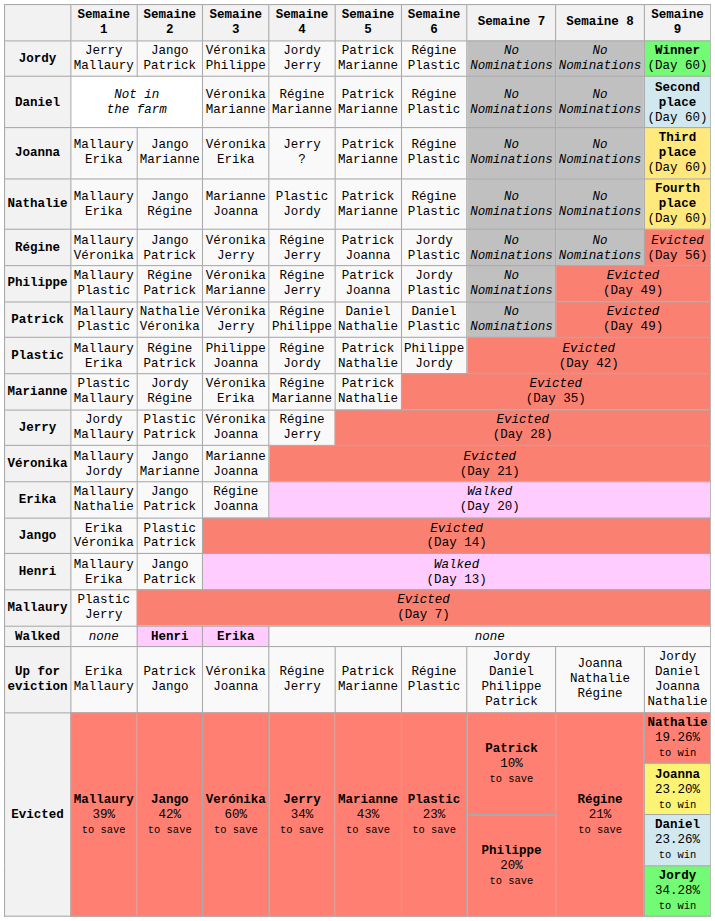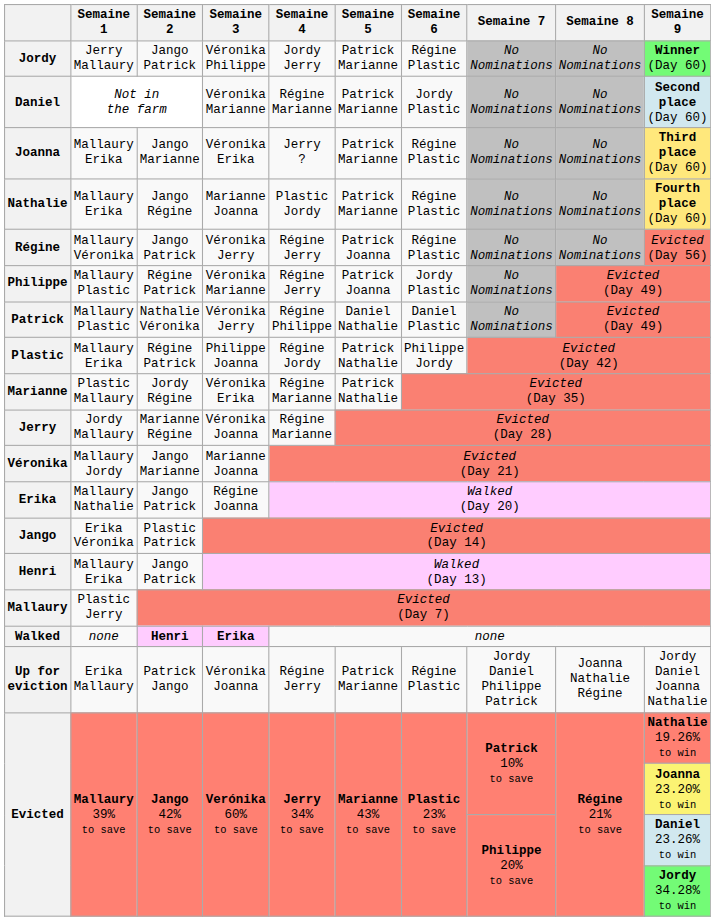(434, 102) Régine Plastic -> (434, 102) Jordy Plastic
(434, 247) Jordy Plastic -> (434, 247) Régine Plastic
(170, 427) Plastic Patrick -> (170, 427) Marianne Régine
(302, 427) Régine Jerry -> (302, 427) Régine Marianne
